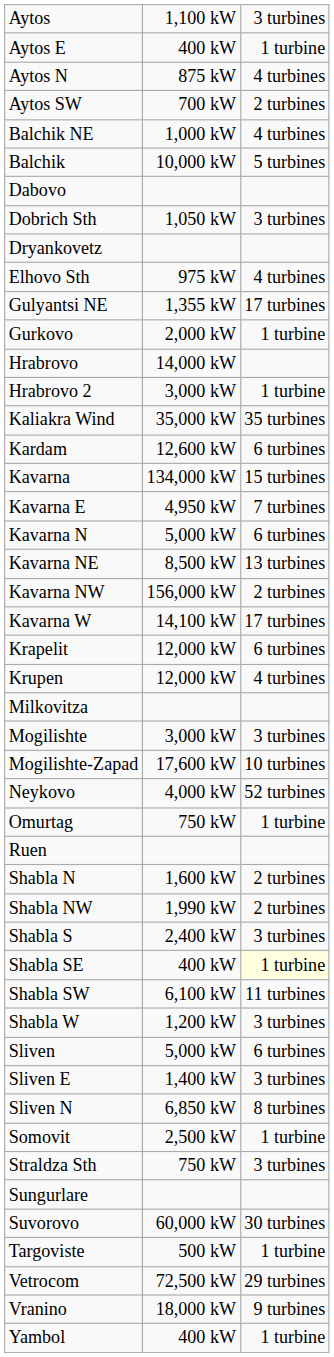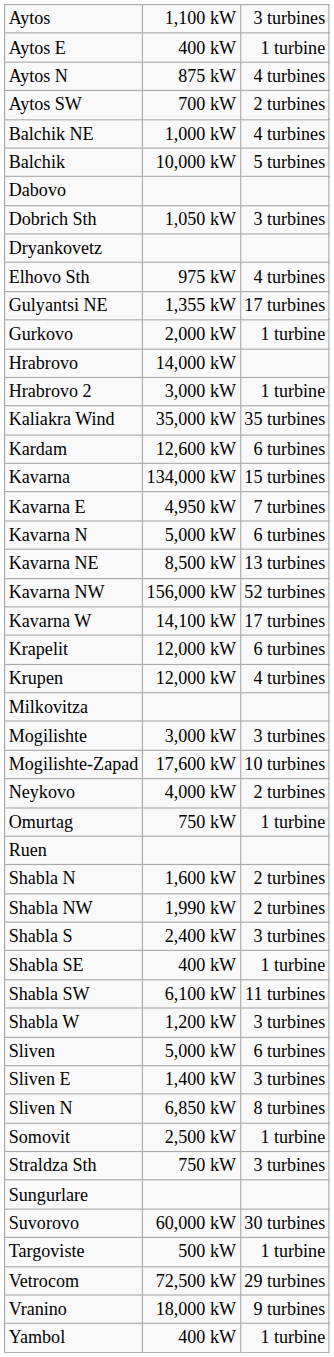(289, 592) 2 turbines -> (285, 592) 52 turbines
(285, 793) 52 turbines -> (289, 793) 2 turbines
(293, 965) lightyellow background -> (293, 965) no background
